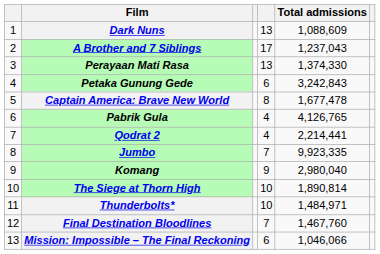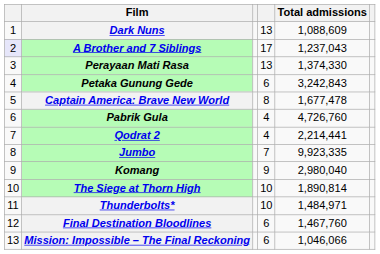(13, 48) no background -> (13, 48) lavender background
(322, 118) 4,126,765 -> (322, 118) 4,726,760
(266, 223) 7 -> (266, 223) 6
